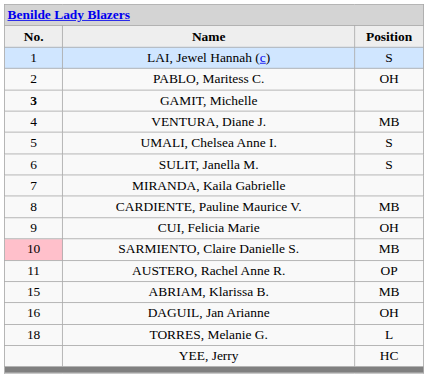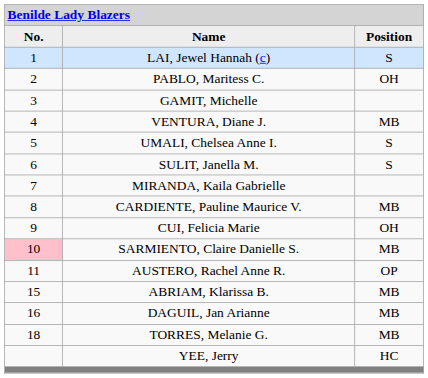(34, 100) bold -> (34, 100) normal
(389, 313) OH -> (389, 313) MB
(389, 334) L -> (389, 334) MB
